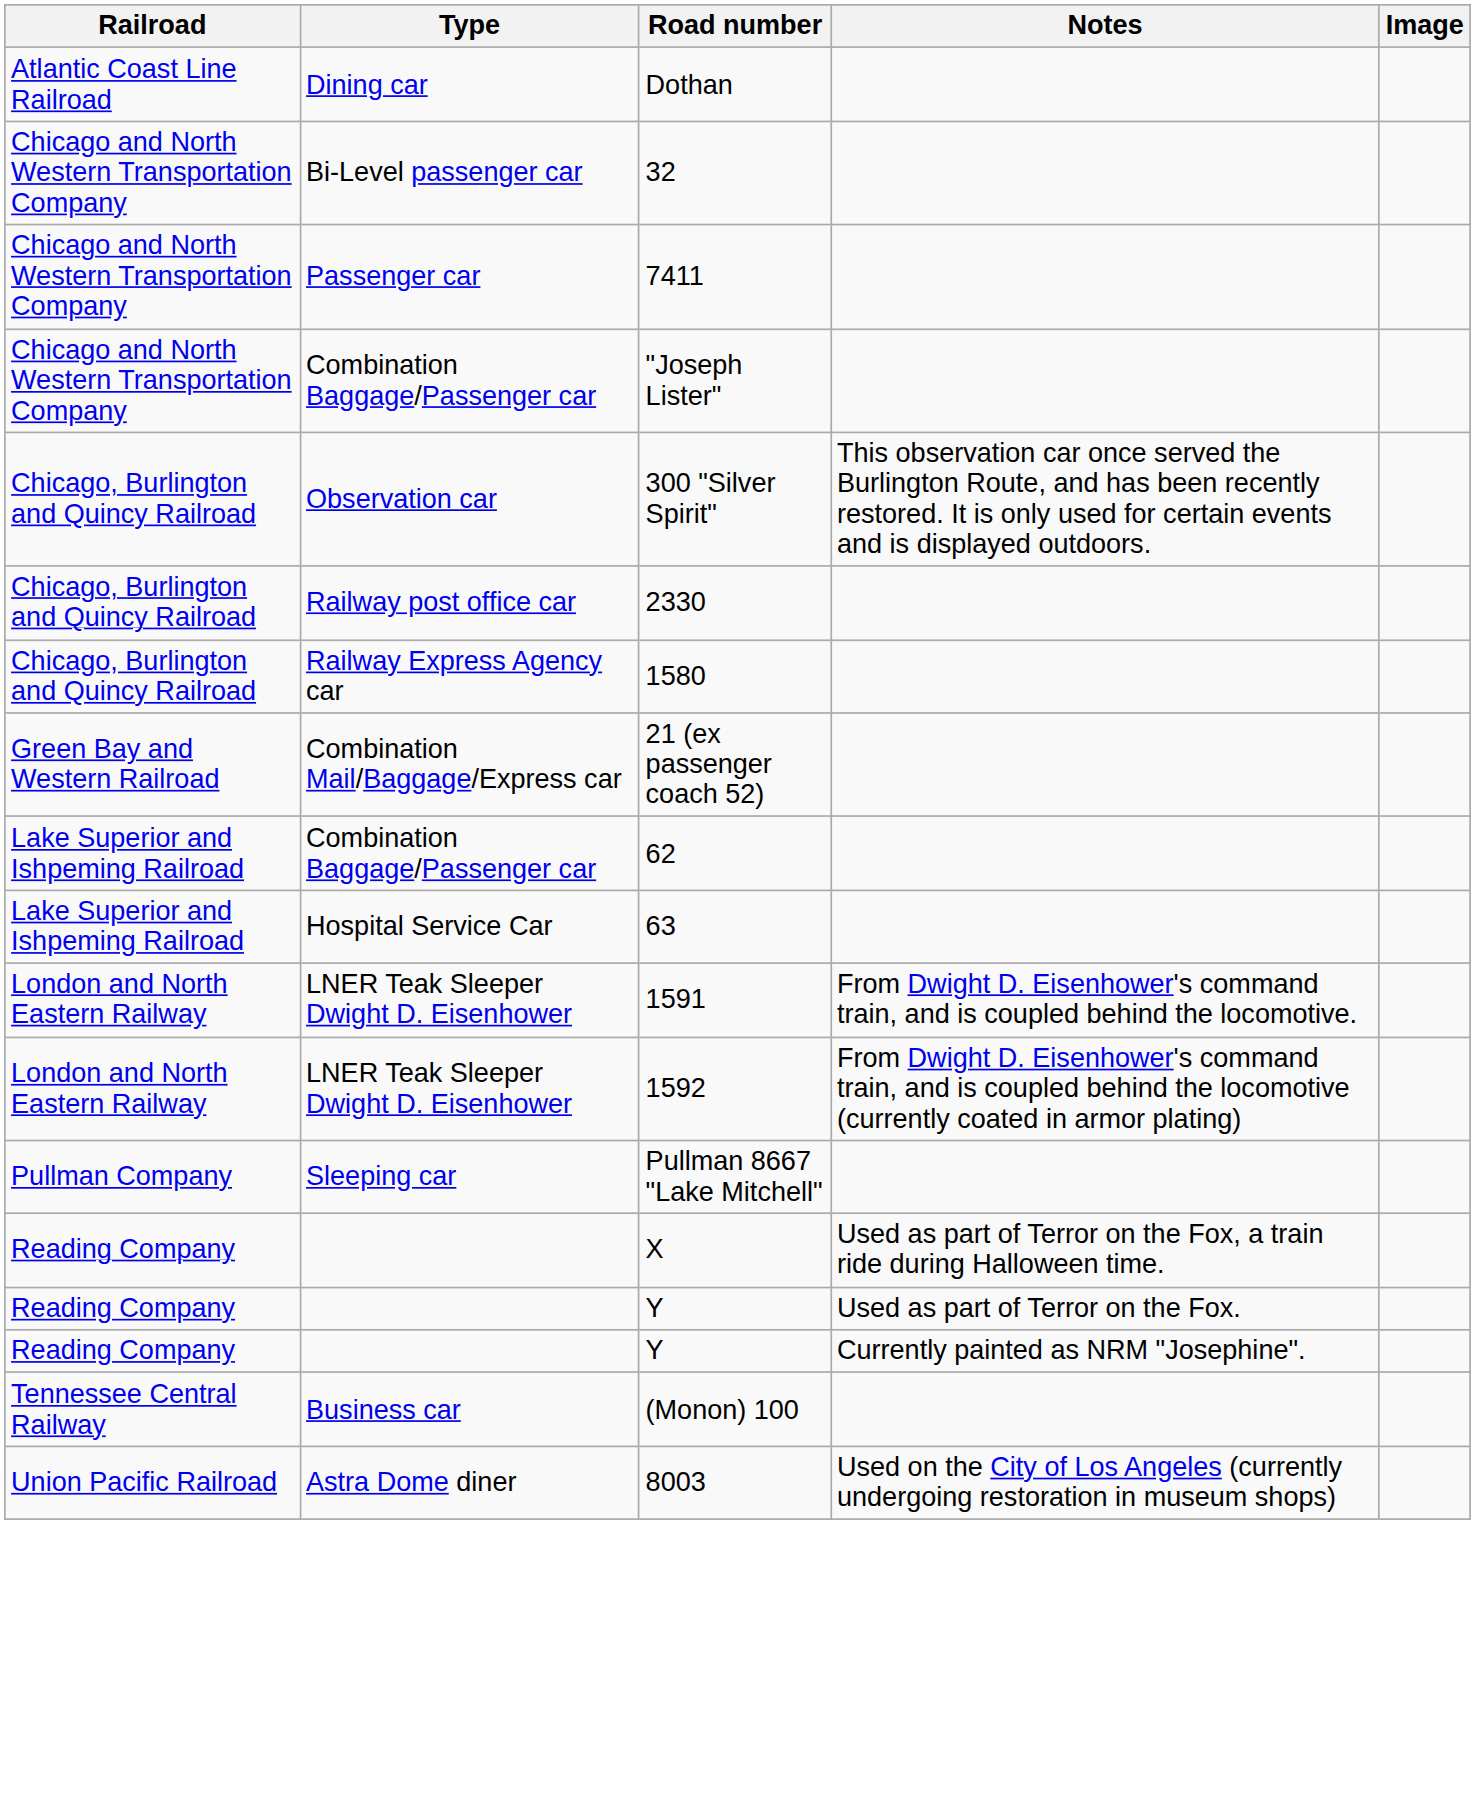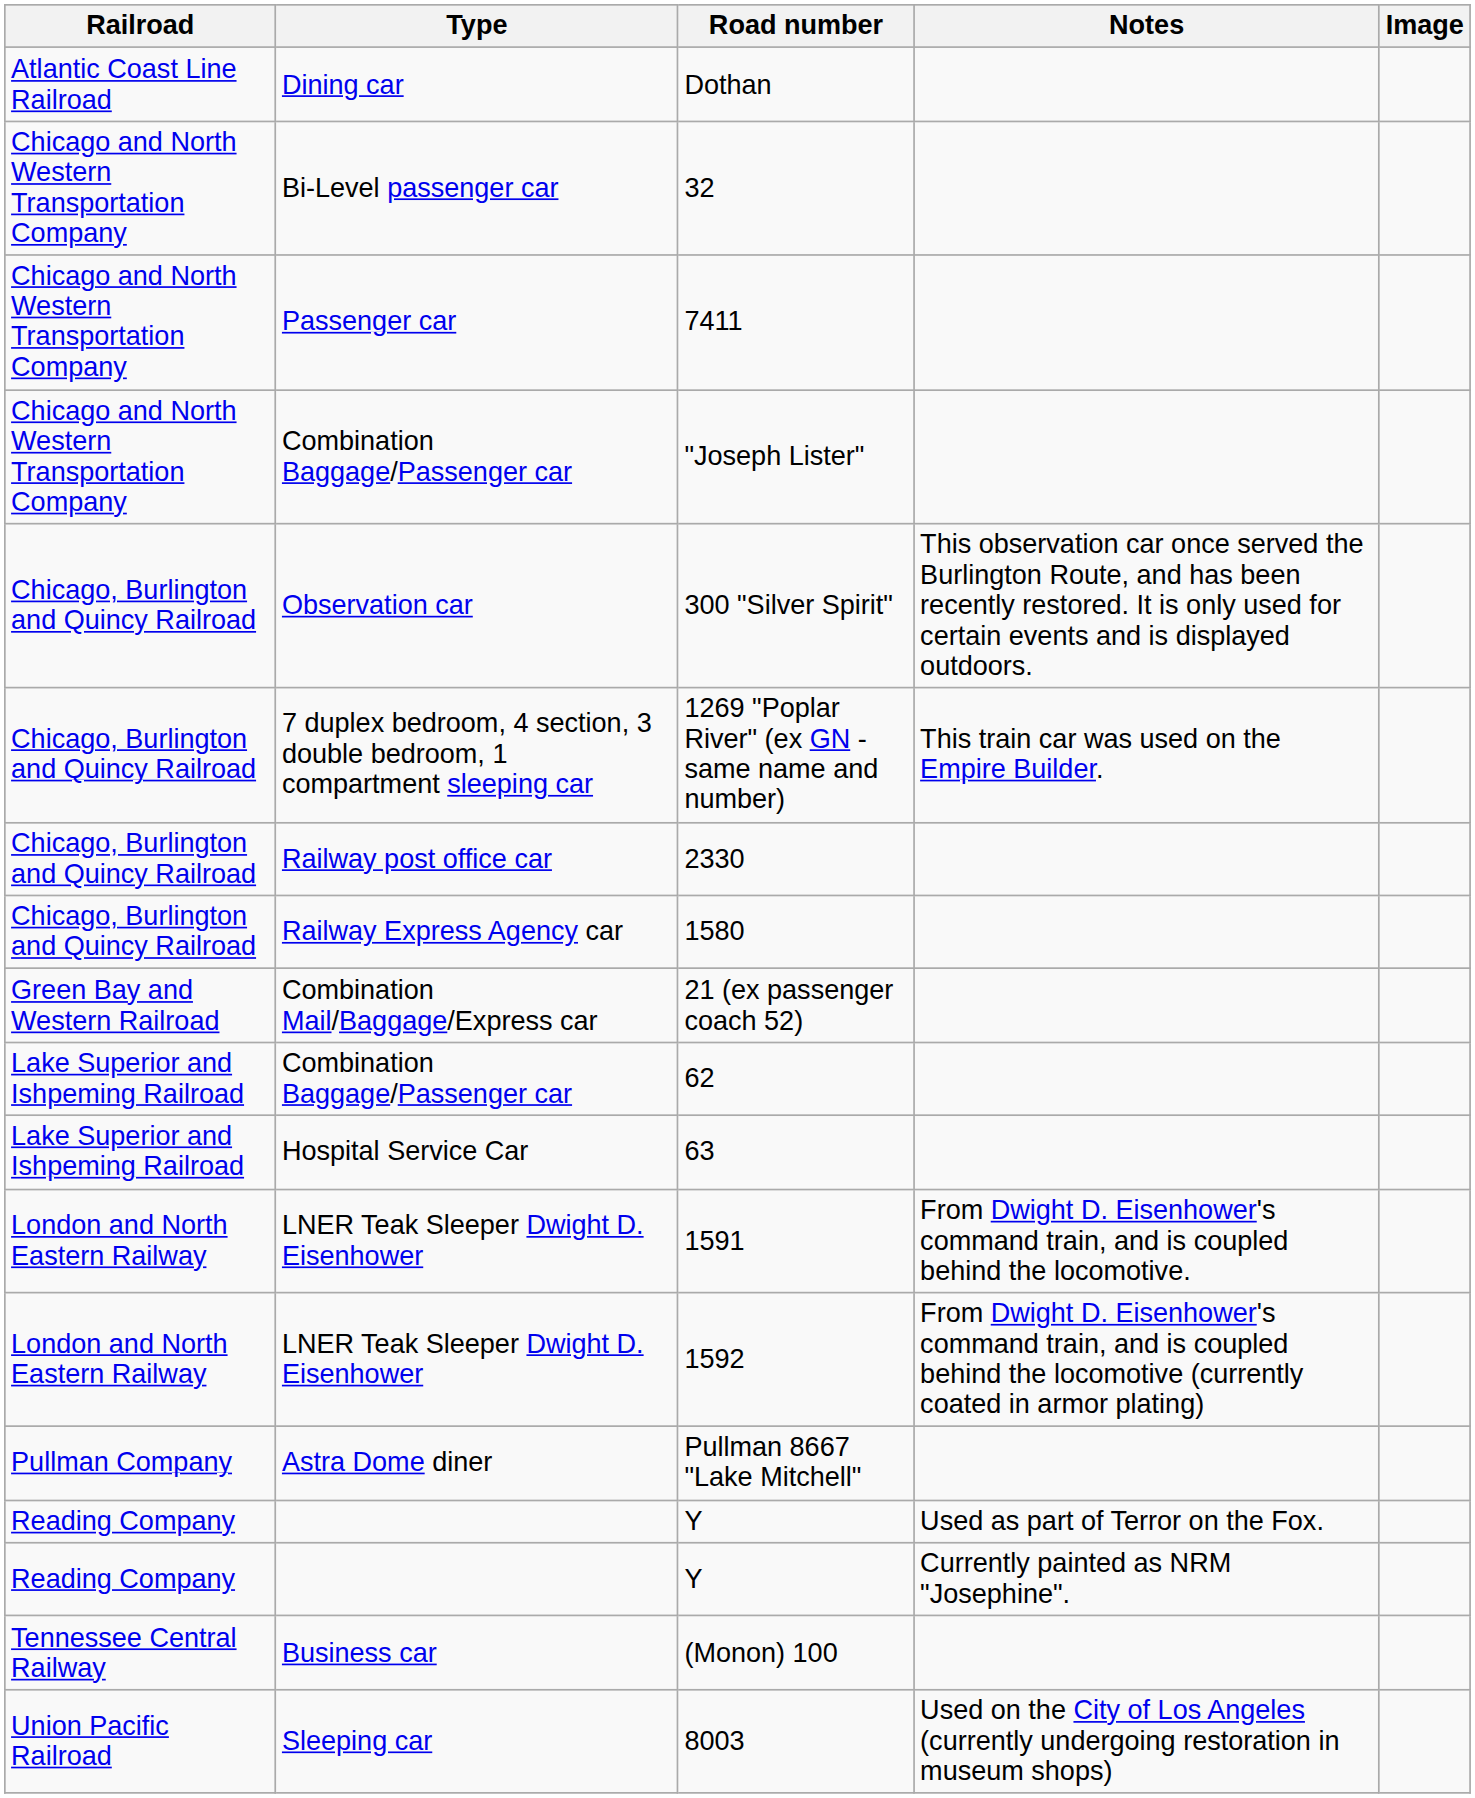+ row: (781, 754)
(381, 1176) Sleeping car -> (387, 1462) Astra Dome diner
- row: (655, 1249)
(411, 1482) Astra Dome diner -> (357, 1740) Sleeping car
